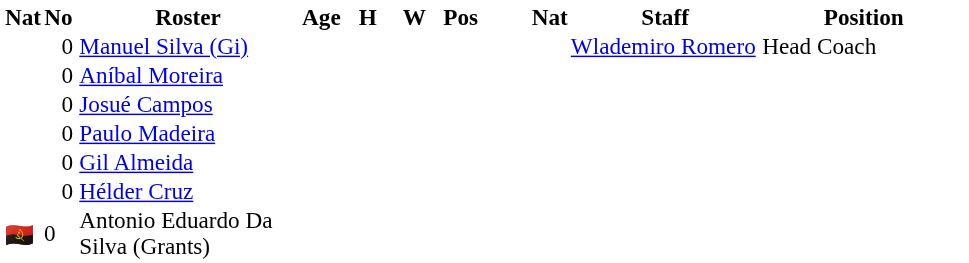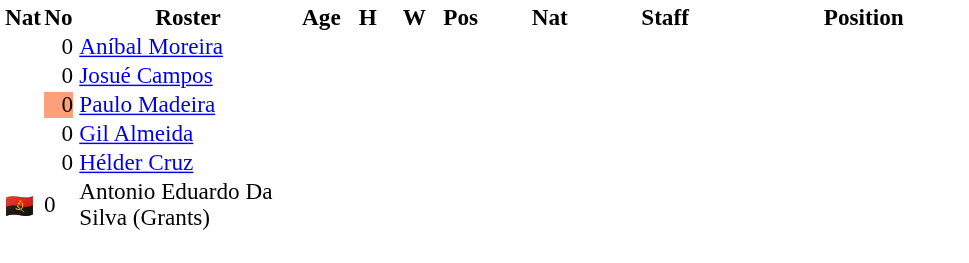- row: (164, 46)
(67, 133) no background -> (67, 104) lightsalmon background
